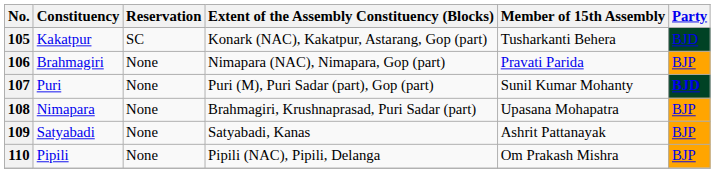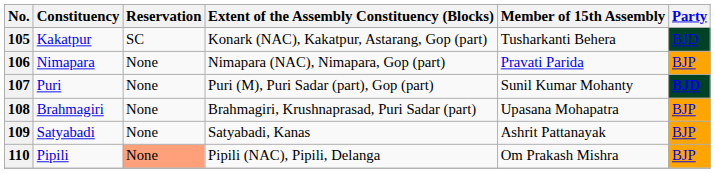(70, 62) Brahmagiri -> (66, 62) Nimapara
(66, 109) Nimapara -> (70, 109) Brahmagiri
(142, 156) no background -> (142, 156) lightsalmon background
